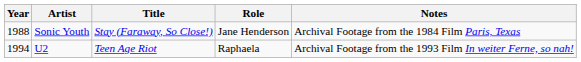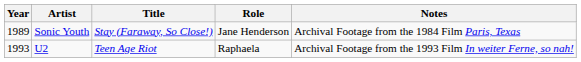(18, 31) 1988 -> (18, 31) 1989
(18, 48) 1994 -> (18, 48) 1993
